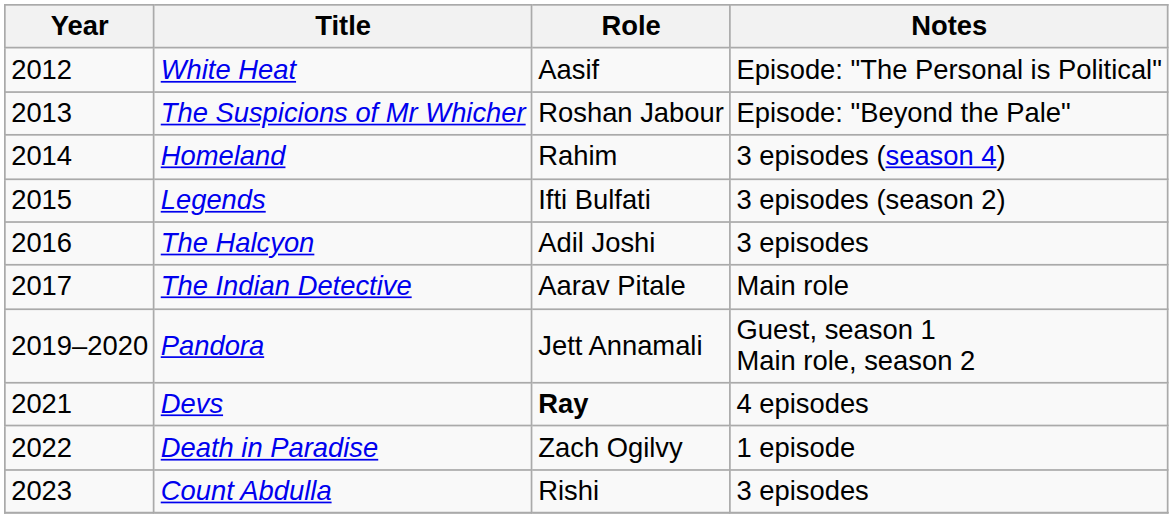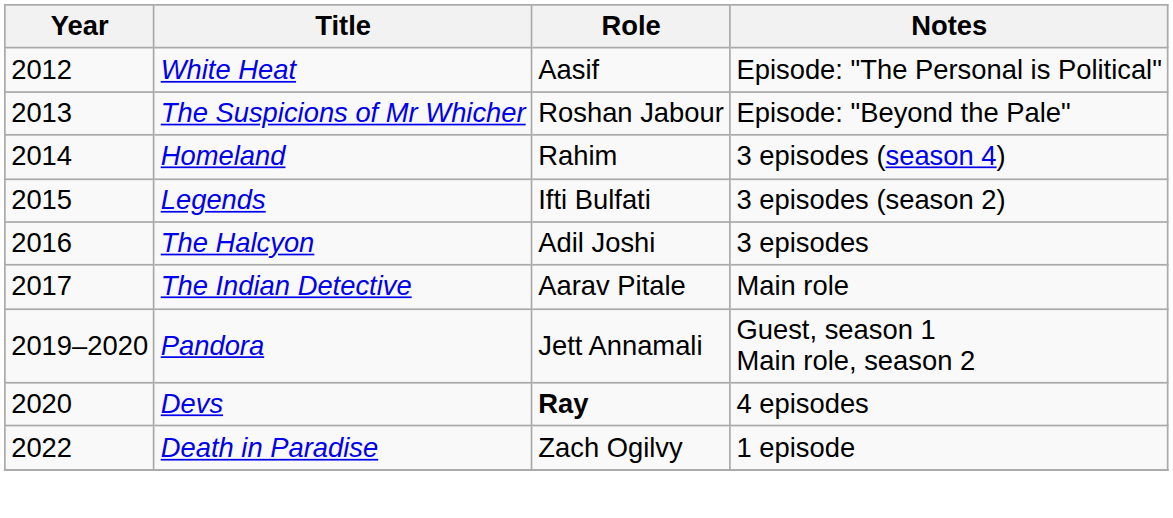(42, 404) 2021 -> (42, 404) 2020
- row: (246, 490)
